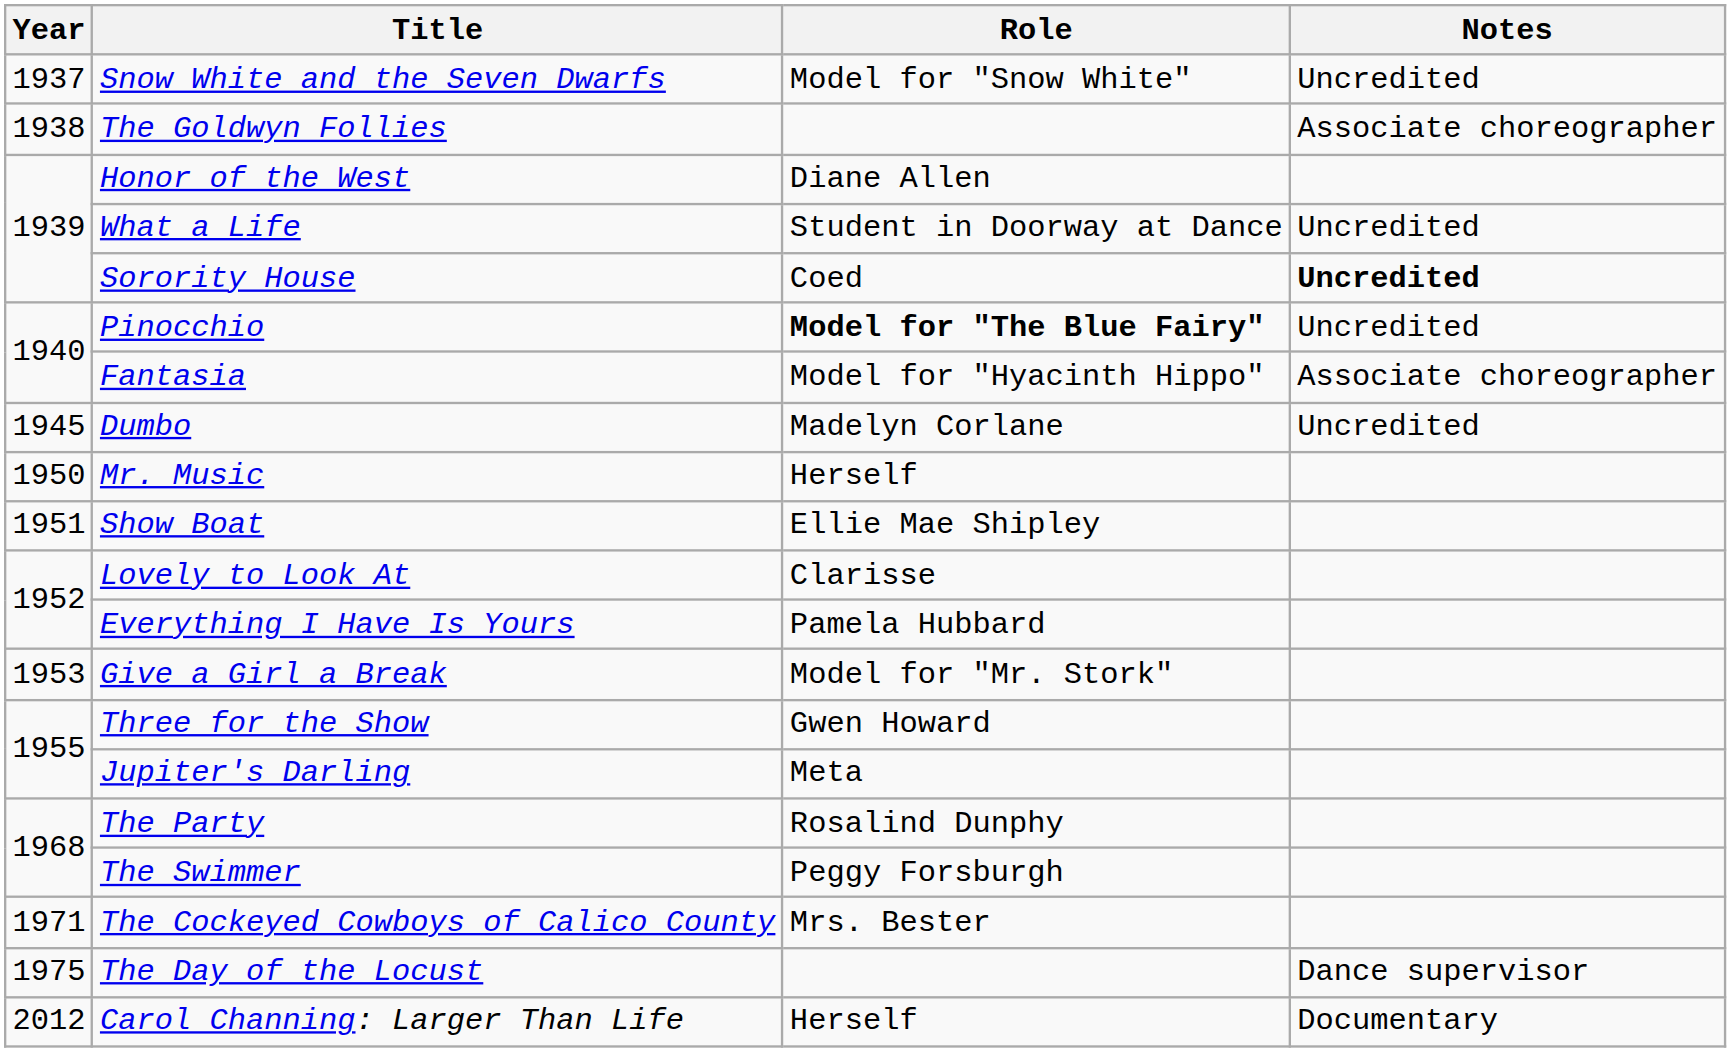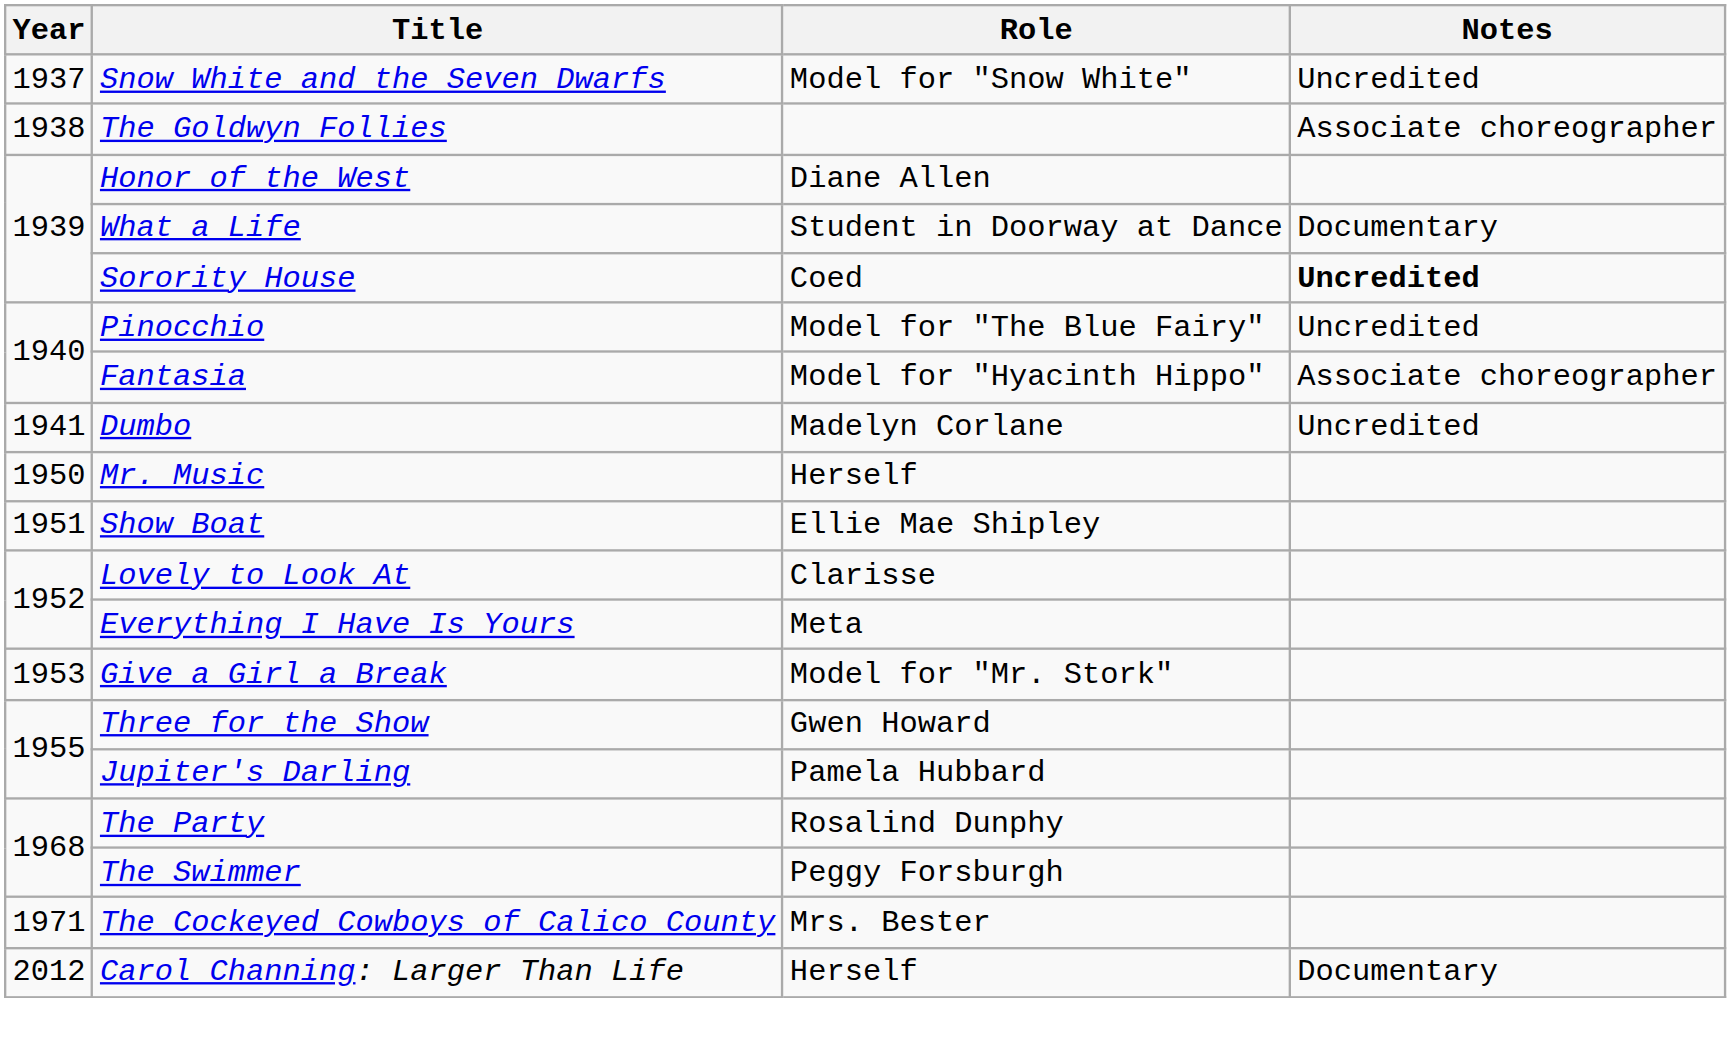(1389, 228) Uncredited -> (1398, 228) Documentary
(1027, 327) bold -> (1027, 327) normal
(49, 427) 1945 -> (49, 427) 1941
(918, 625) Pamela Hubbard -> (826, 625) Meta
(826, 774) Meta -> (918, 774) Pamela Hubbard
- row: (292, 972)
